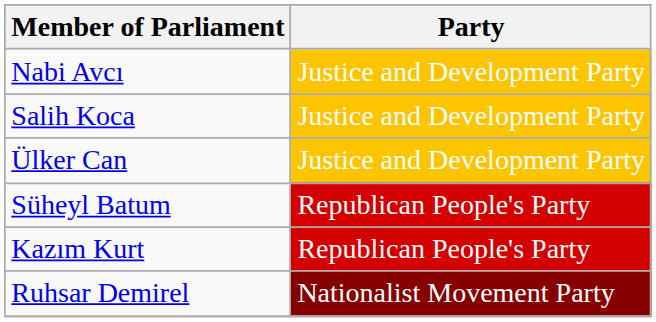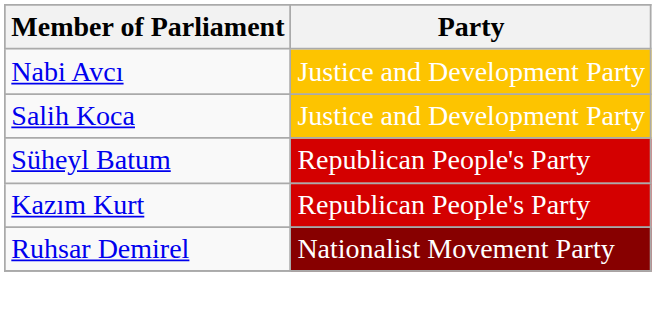- row: (69, 159)
